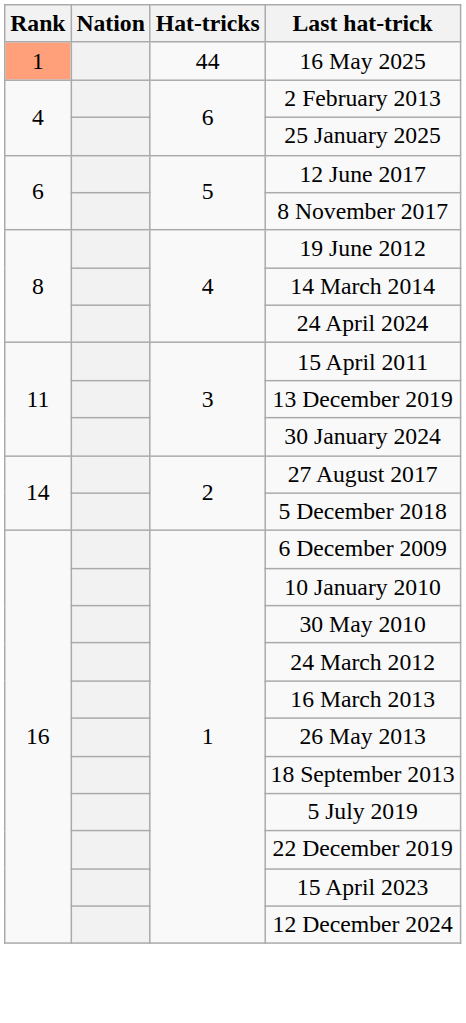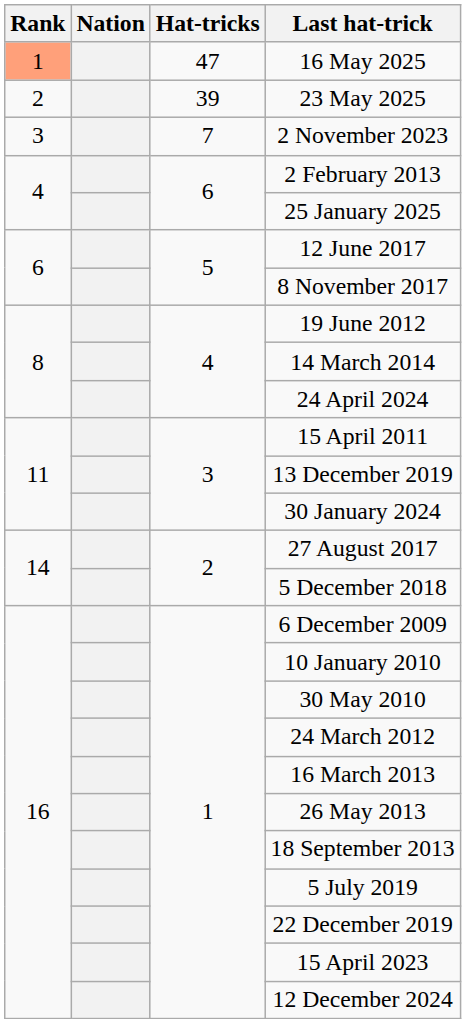(208, 60) 44 -> (208, 60) 47
+ row: (363, 98)
+ row: (363, 135)
